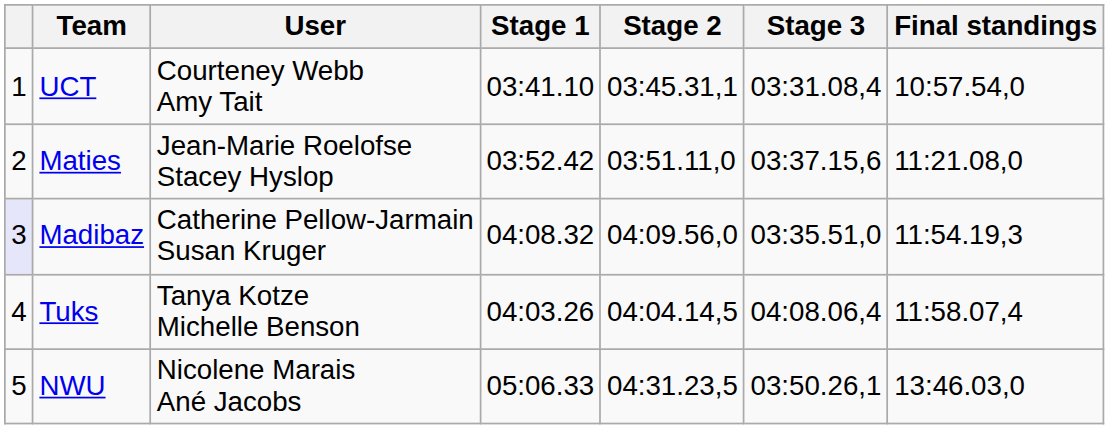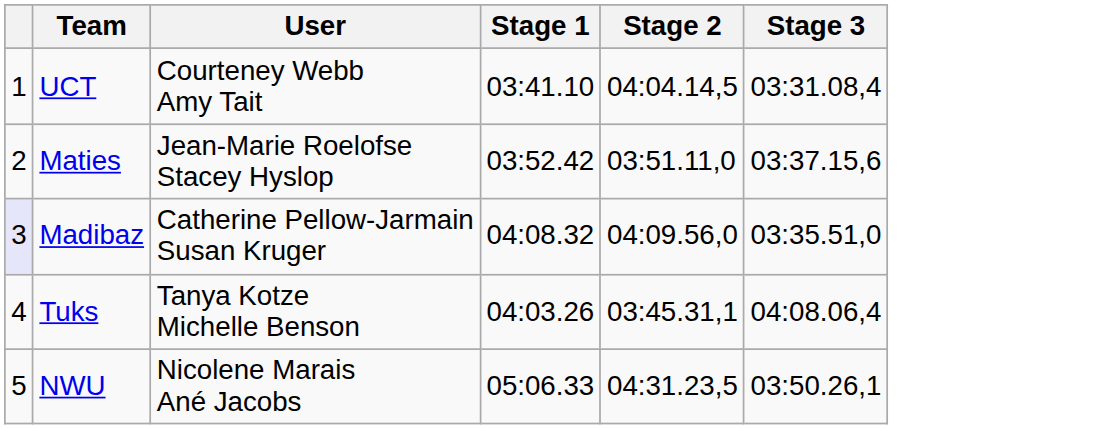- column: (996, 26)
(672, 85) 03:45.31,1 -> (672, 85) 04:04.14,5
(672, 311) 04:04.14,5 -> (672, 311) 03:45.31,1
